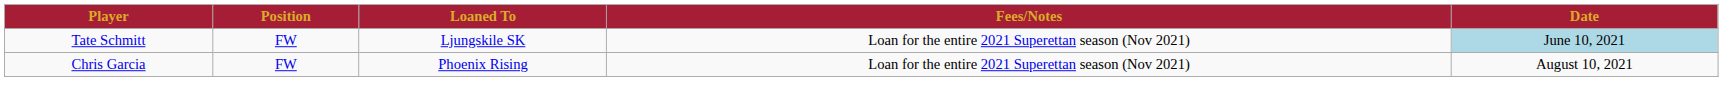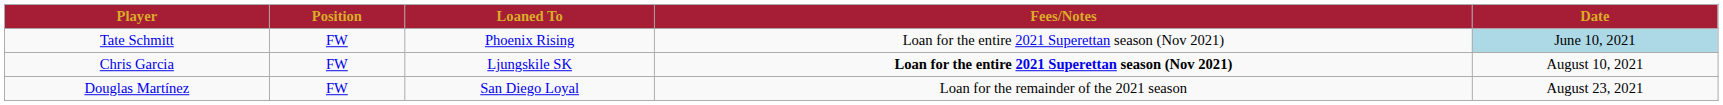(483, 40) Ljungskile SK -> (530, 40) Phoenix Rising
(483, 64) Phoenix Rising -> (530, 64) Ljungskile SK
(1029, 64) normal -> (1063, 64) bold
+ row: (137, 88)
